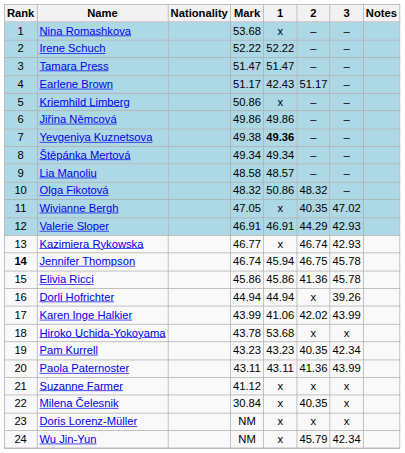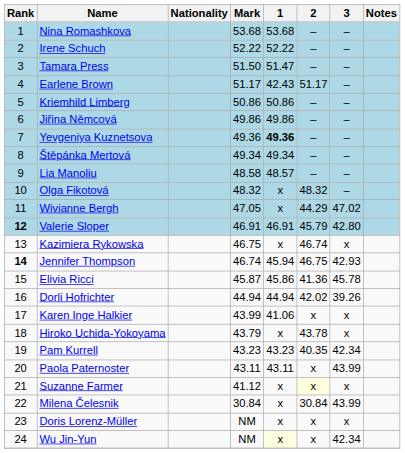(280, 31) x -> (280, 31) 53.68
(247, 66) 51.47 -> (247, 66) 51.50
(280, 102) x -> (280, 102) 50.86
(247, 137) 49.38 -> (247, 137) 49.36
(280, 191) 50.86 -> (280, 191) x
(313, 208) 40.35 -> (313, 208) 44.29
(21, 226) normal -> (21, 226) bold
(313, 226) 44.29 -> (313, 226) 45.79
(347, 226) 42.93 -> (347, 226) 42.80
(247, 244) 46.77 -> (247, 244) 46.75
(347, 244) 42.93 -> (347, 244) x
(347, 262) 45.78 -> (347, 262) 42.93
(247, 279) 45.86 -> (247, 279) 45.87
(313, 297) x -> (313, 297) 42.02
(313, 315) 42.02 -> (313, 315) x
(347, 315) 43.99 -> (347, 315) x
(247, 333) 43.78 -> (247, 333) 43.79
(280, 333) 53.68 -> (280, 333) x
(313, 333) x -> (313, 333) 43.78
(313, 368) 41.36 -> (313, 368) x
(313, 386) no background -> (313, 386) lightyellow background
(313, 404) 40.35 -> (313, 404) 30.84
(347, 404) x -> (347, 404) 43.99
(280, 439) no background -> (280, 439) lightyellow background
(313, 439) 45.79 -> (313, 439) x
